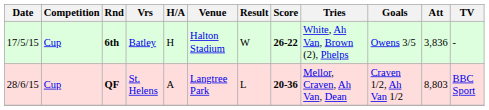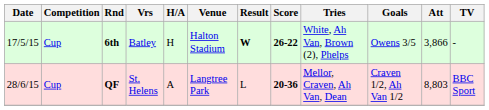(245, 42) normal -> (245, 42) bold
(436, 42) 3,836 -> (436, 42) 3,866
